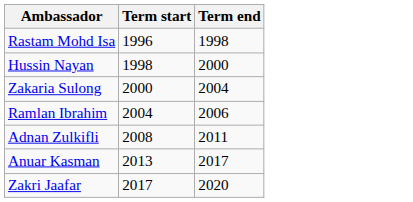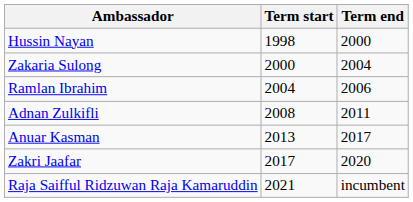- row: (62, 40)
+ row: (133, 185)
